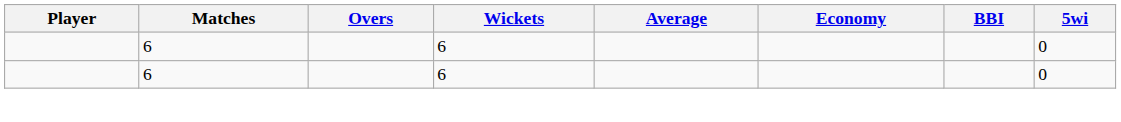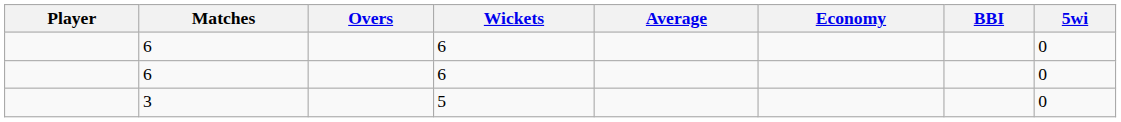+ row: (147, 102)
